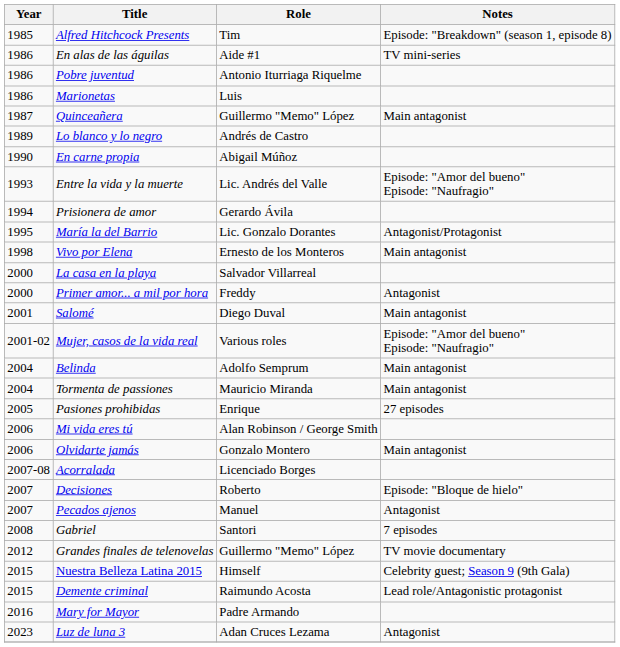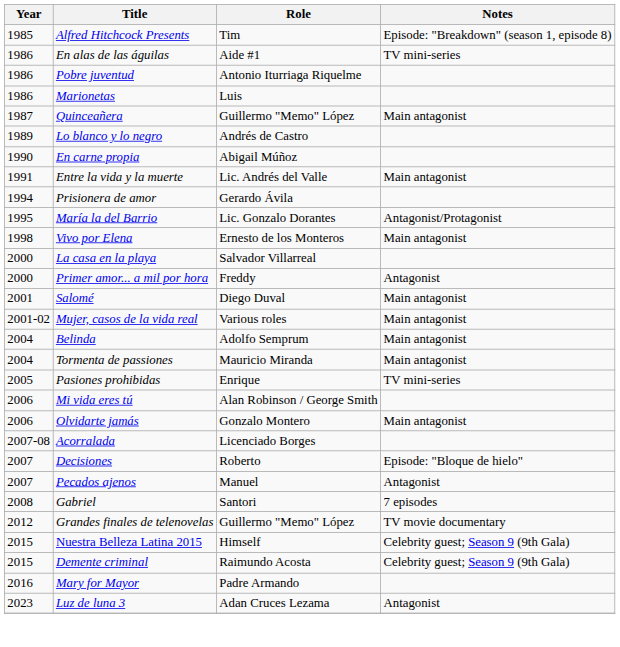(20, 184) 1993 -> (20, 177) 1991
(454, 184) Episode: "Amor del bueno" Episode: "Naufragio" -> (425, 177) Main antagonist
(454, 340) Episode: "Amor del bueno" Episode: "Naufragio" -> (425, 319) Main antagonist
(414, 408) 27 episodes -> (422, 380) TV mini-series
(473, 591) Lead role/Antagonistic protagonist -> (476, 562) Celebrity guest; Season 9 (9th Gala)
